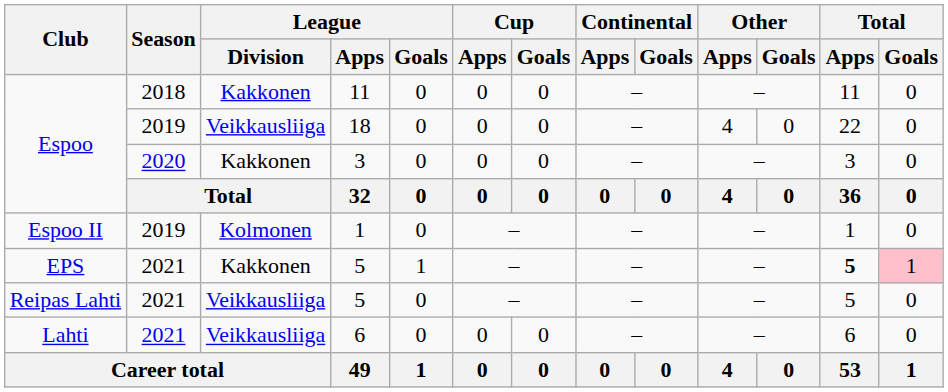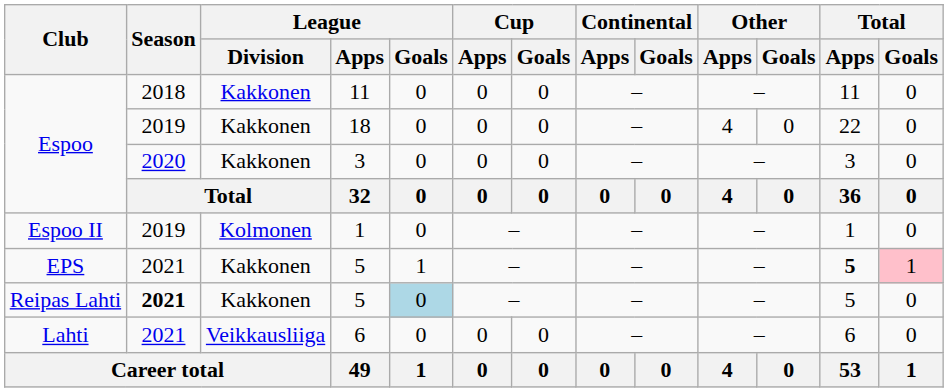(266, 126) Veikkausliiga -> (266, 126) Kakkonen
(164, 299) normal -> (164, 299) bold
(266, 299) Veikkausliiga -> (266, 299) Kakkonen
(421, 299) no background -> (421, 299) lightblue background
